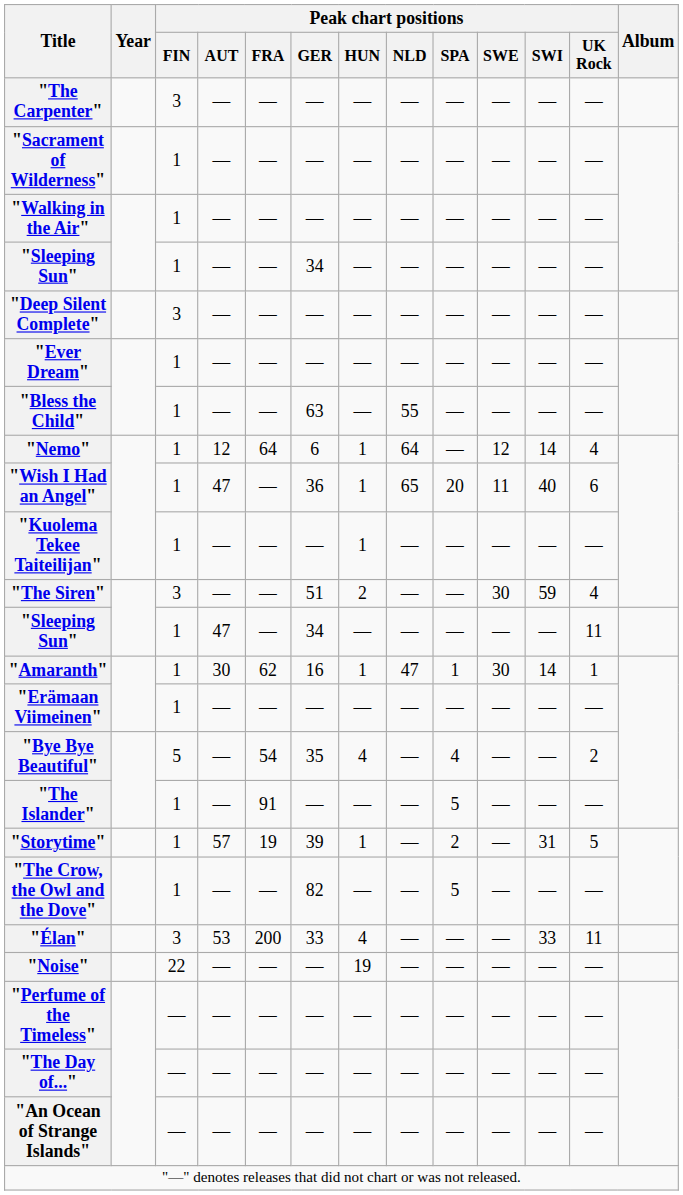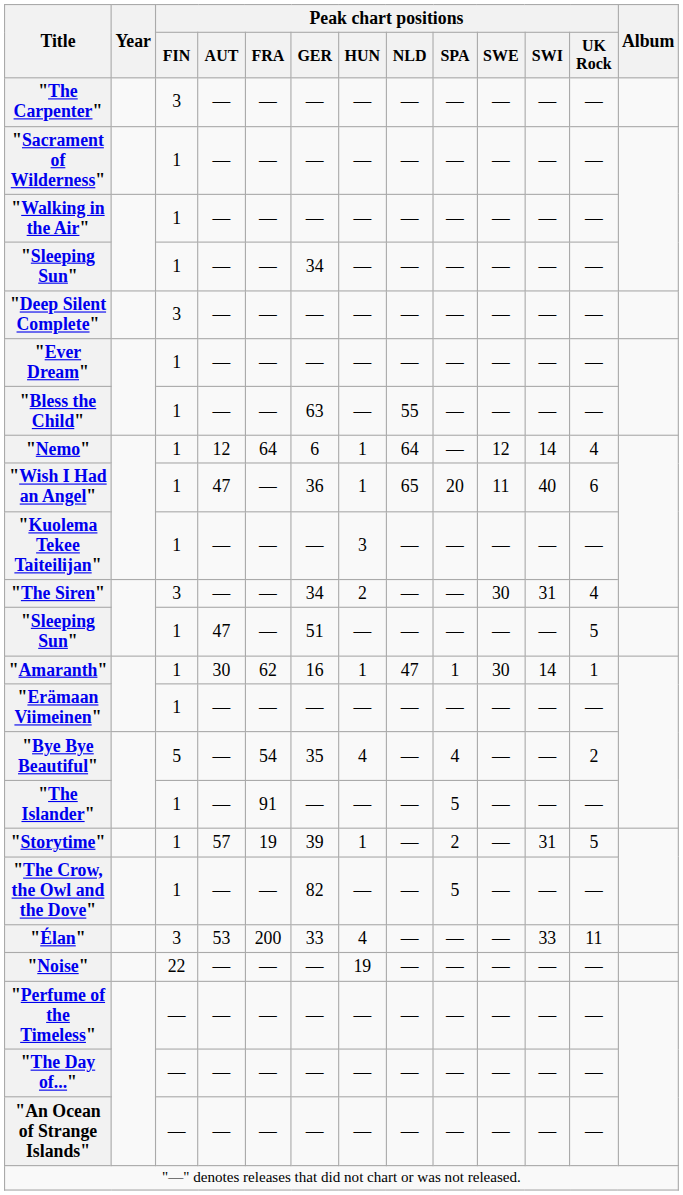(362, 545) 1 -> (362, 545) 3
(315, 593) 51 -> (315, 593) 34
(547, 593) 59 -> (547, 593) 31
(315, 631) 34 -> (315, 631) 51
(594, 631) 11 -> (594, 631) 5
